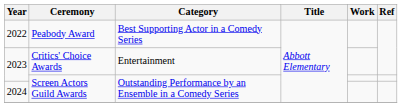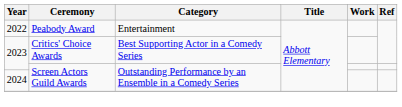(190, 34) Best Supporting Actor in a Comedy Series -> (146, 28) Entertainment
(146, 61) Entertainment -> (190, 50) Best Supporting Actor in a Comedy Series
